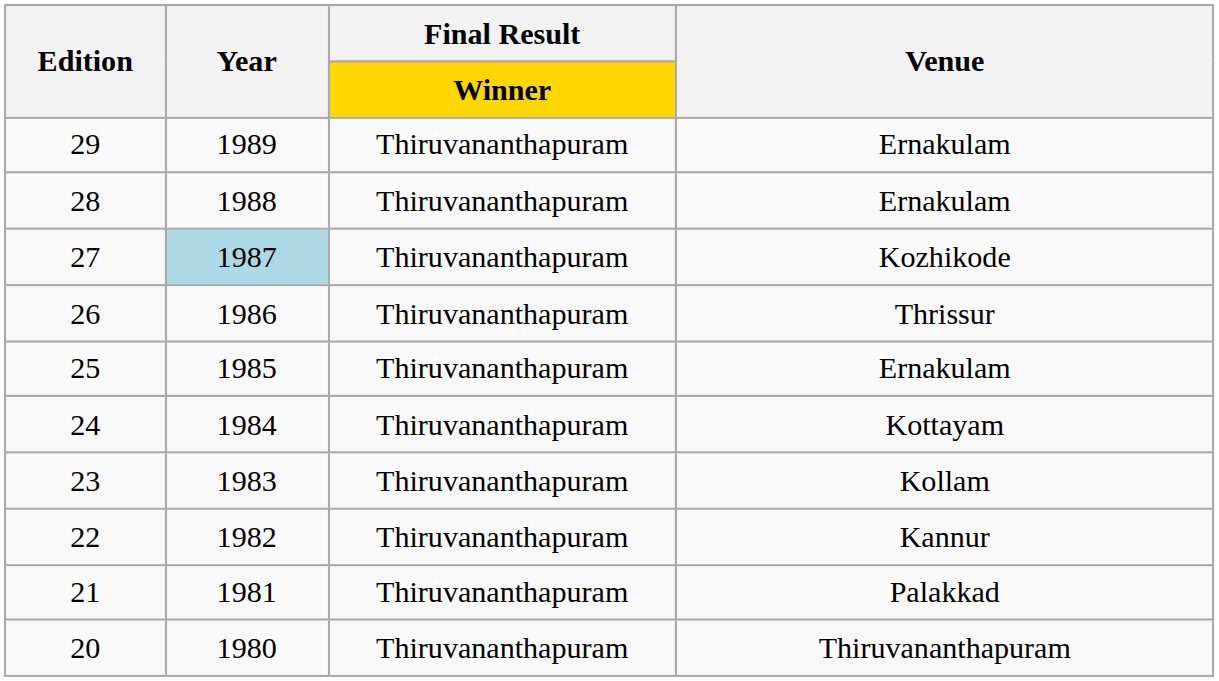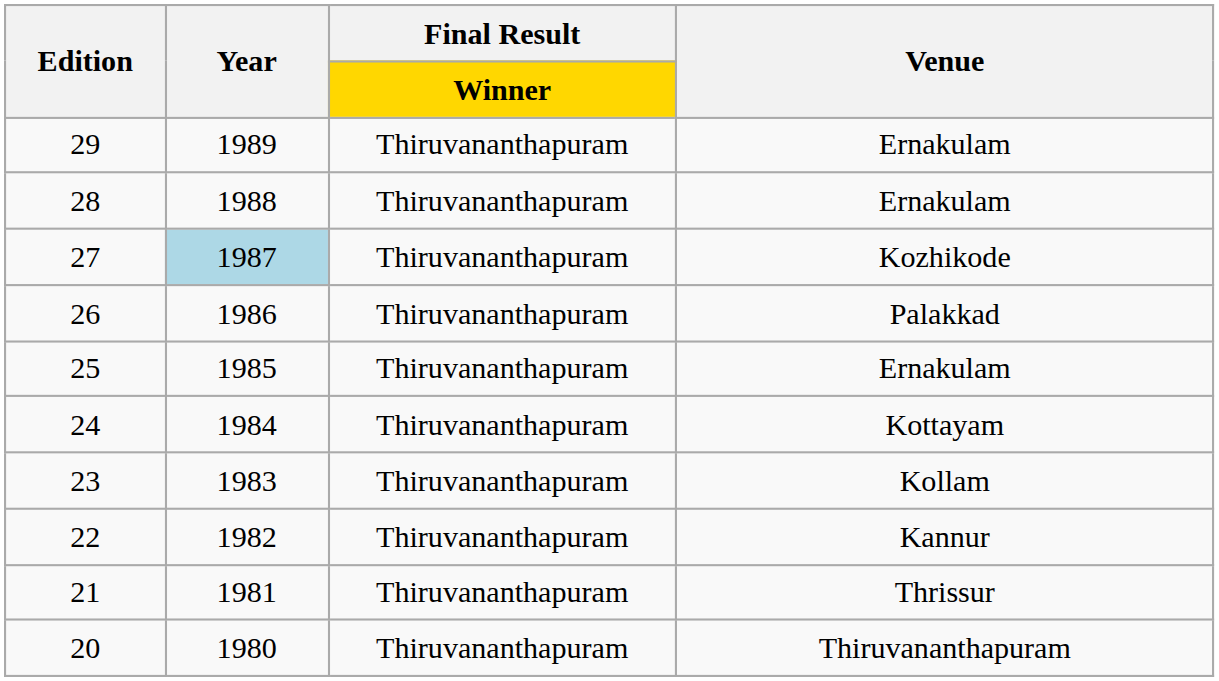(945, 313) Thrissur -> (945, 313) Palakkad
(945, 592) Palakkad -> (945, 592) Thrissur
